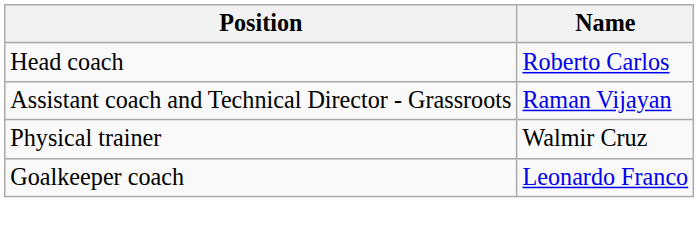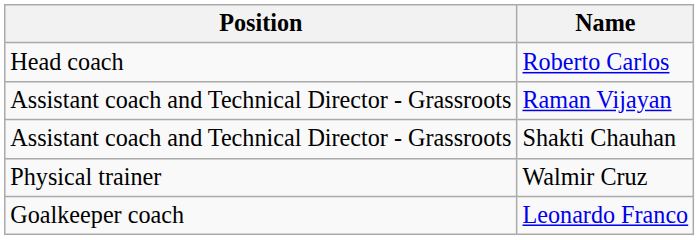+ row: (599, 138)
